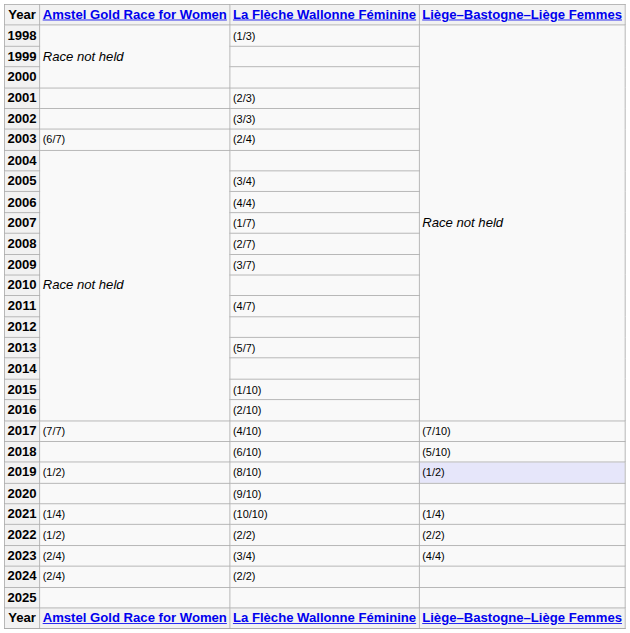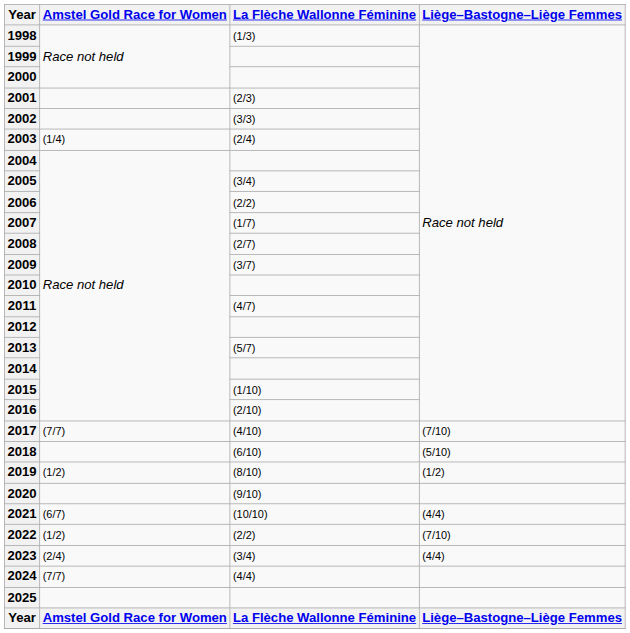(54, 140) (6/7) -> (54, 140) (1/4)
(244, 202) (4/4) -> (244, 202) (2/2)
(433, 473) lavender background -> (433, 473) no background
(54, 515) (1/4) -> (54, 515) (6/7)
(433, 515) (1/4) -> (433, 515) (4/4)
(433, 535) (2/2) -> (436, 535) (7/10)
(54, 577) (2/4) -> (54, 577) (7/7)
(244, 577) (2/2) -> (244, 577) (4/4)
